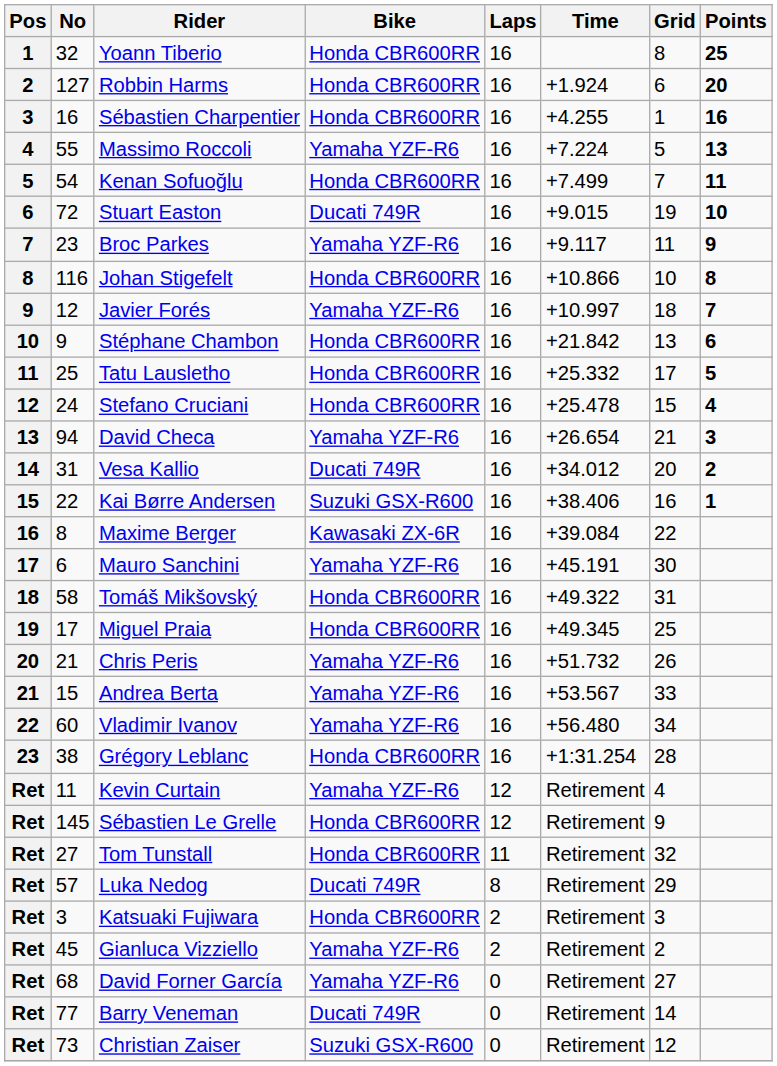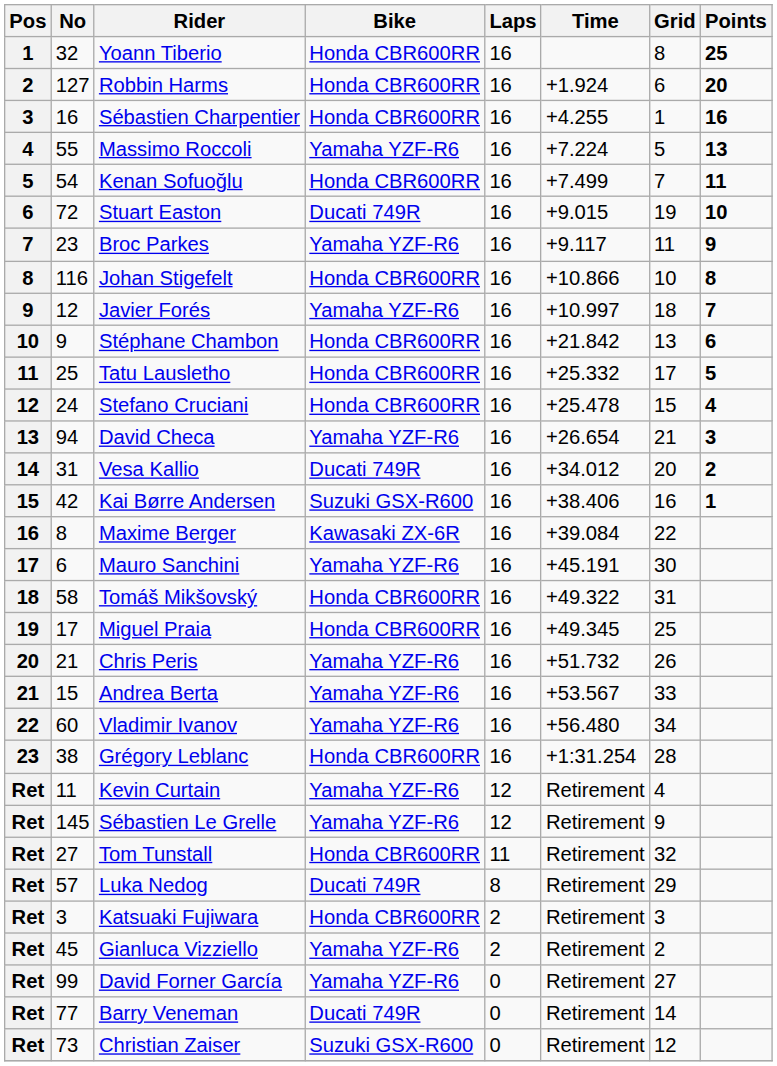(67, 501) 22 -> (67, 501) 42
(395, 821) Honda CBR600RR -> (384, 821) Yamaha YZF-R6
(67, 981) 68 -> (67, 981) 99
